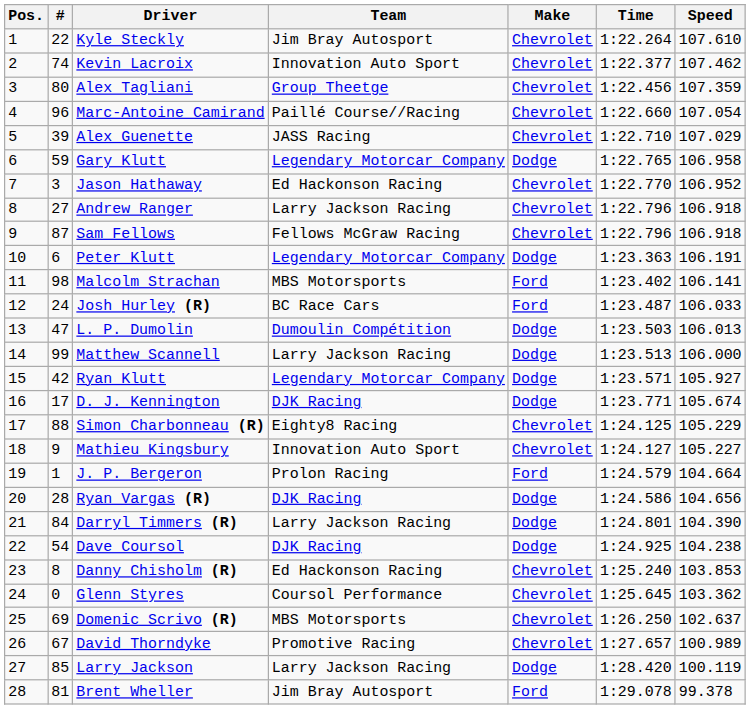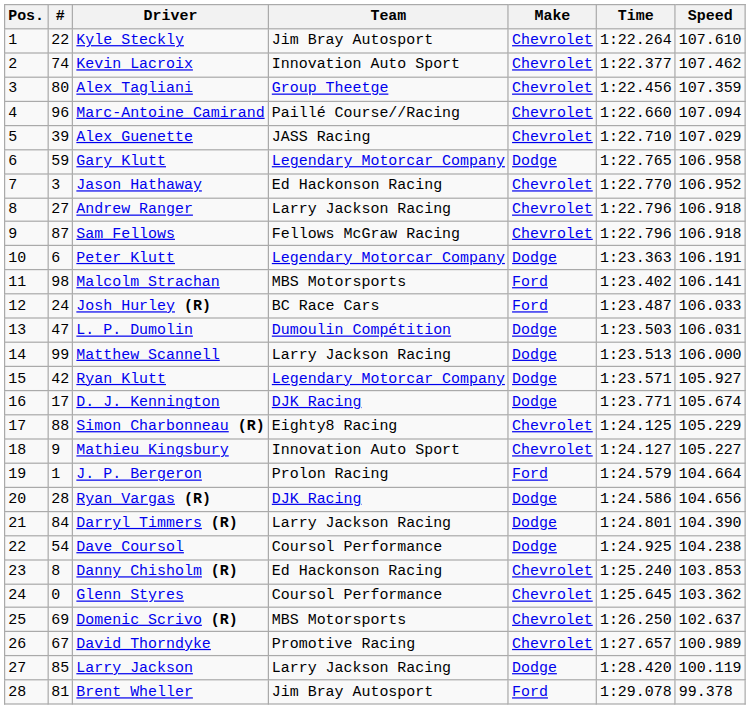(710, 114) 107.054 -> (710, 114) 107.094
(710, 331) 106.013 -> (710, 331) 106.031
(317, 548) DJK Racing -> (357, 548) Coursol Performance
